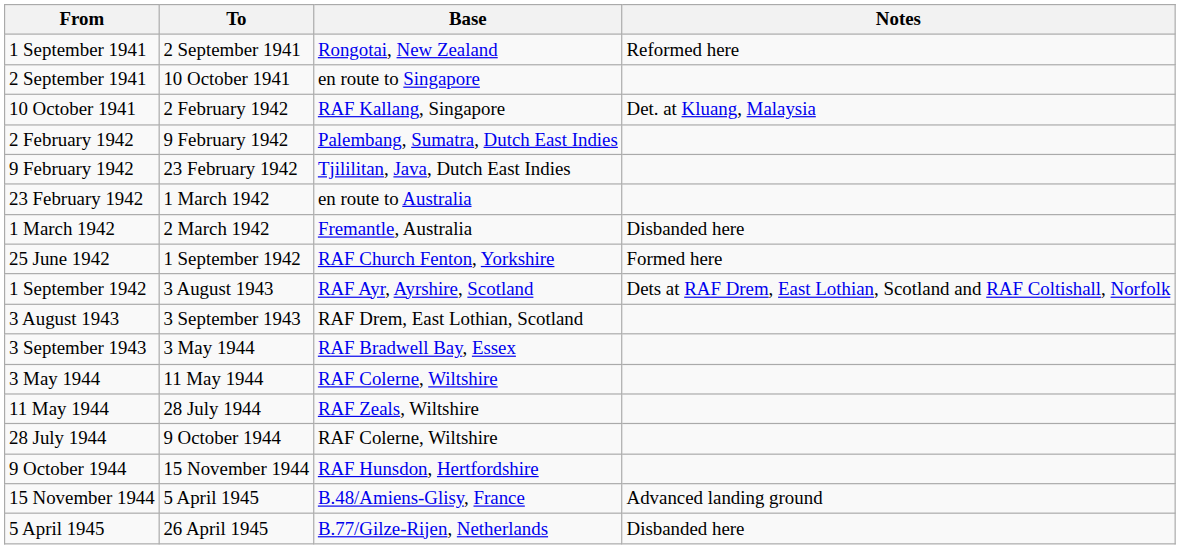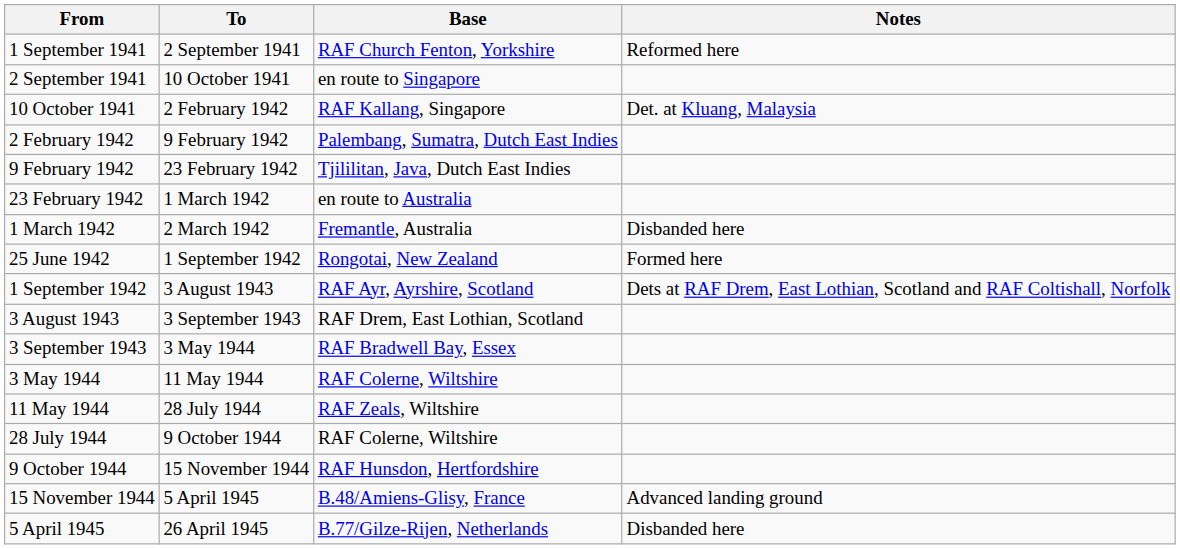(408, 49) Rongotai, New Zealand -> (436, 49) RAF Church Fenton, Yorkshire
(436, 259) RAF Church Fenton, Yorkshire -> (408, 259) Rongotai, New Zealand
